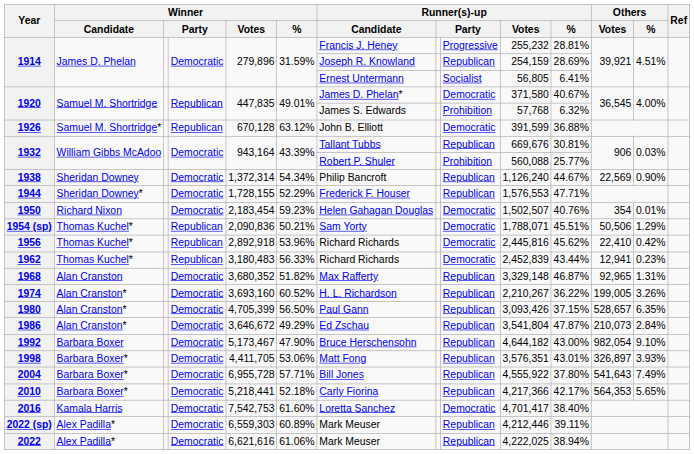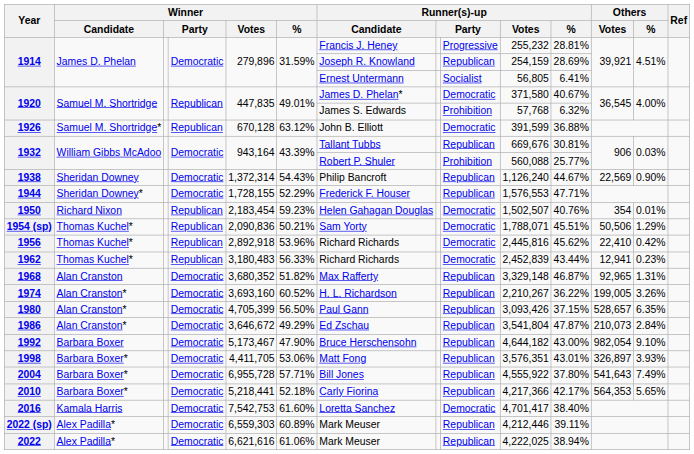(297, 177) 54.34% -> (297, 177) 54.43%
(197, 210) Democratic -> (197, 210) Republican
